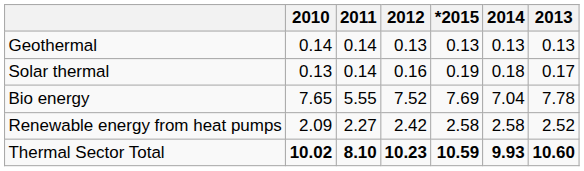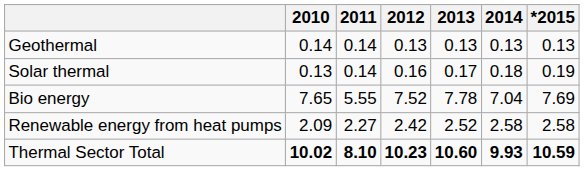columns swapped: (554, 17) <-> (457, 17)
